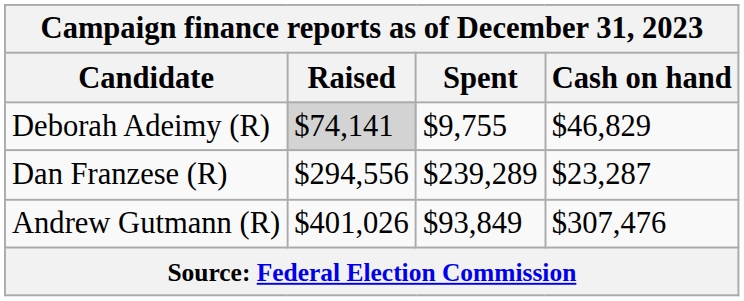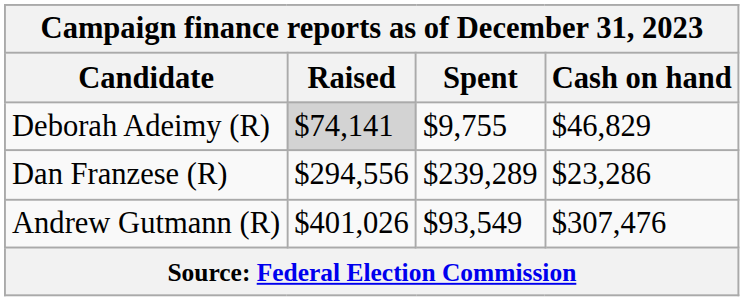(601, 174) $23,287 -> (601, 174) $23,286
(473, 222) $93,849 -> (473, 222) $93,549
